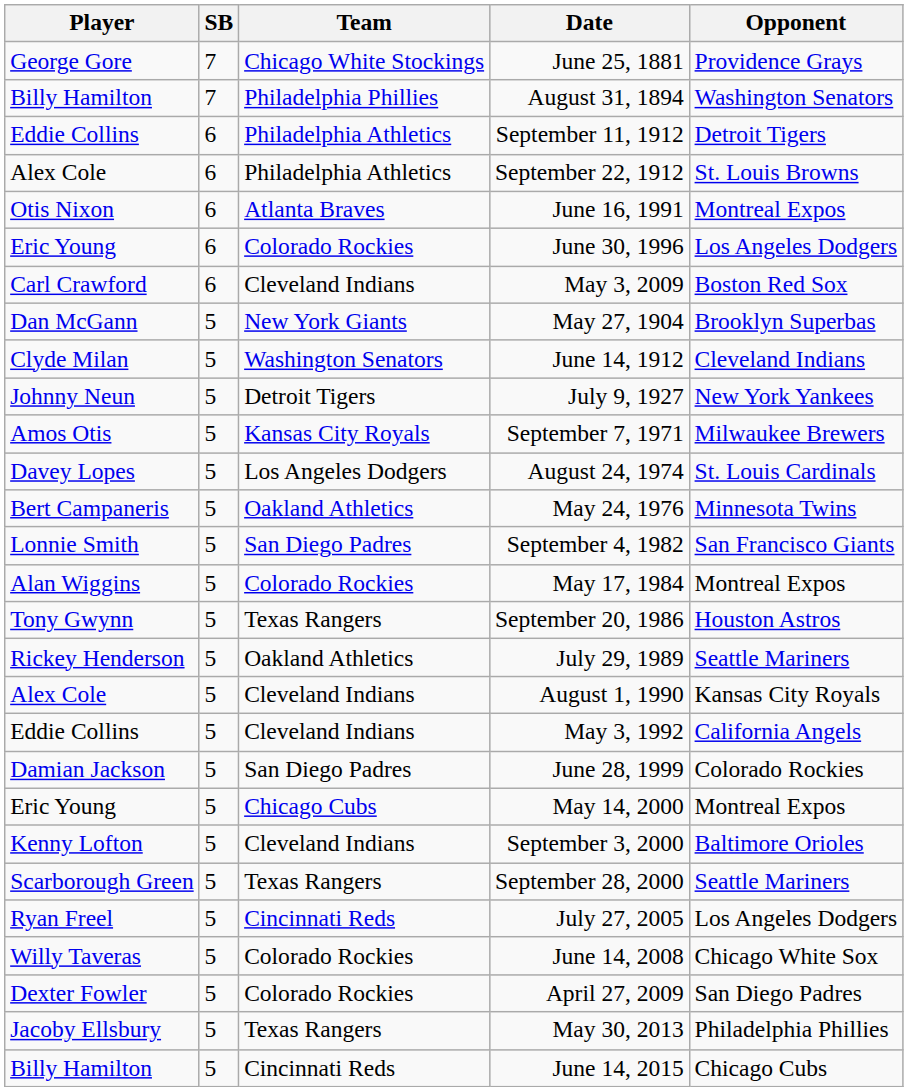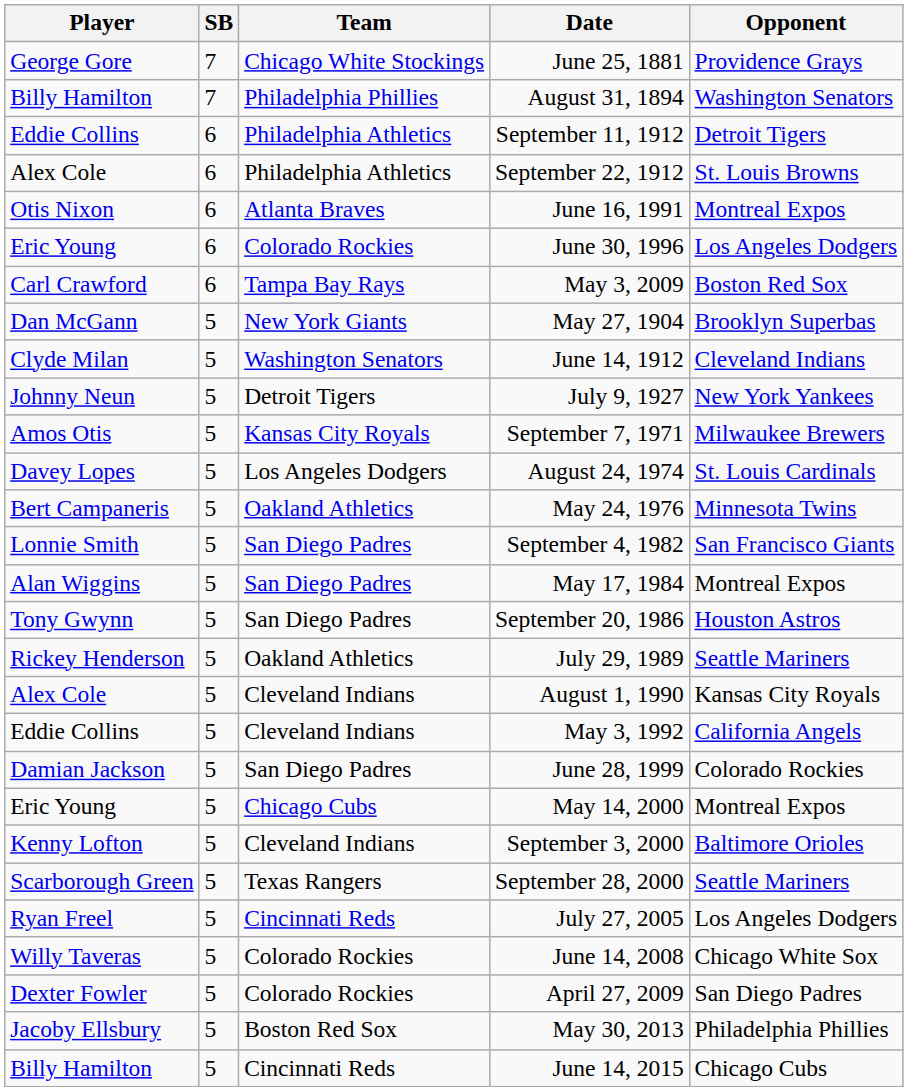(329, 284) Cleveland Indians -> (324, 284) Tampa Bay Rays
(329, 582) Colorado Rockies -> (328, 582) San Diego Padres
(313, 619) Texas Rangers -> (328, 619) San Diego Padres
(313, 1030) Texas Rangers -> (321, 1030) Boston Red Sox
